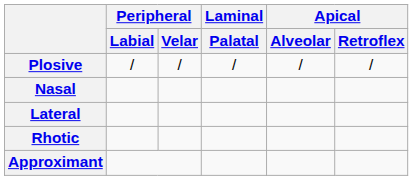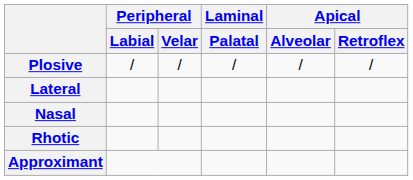rows swapped: (55, 89) <-> (55, 114)
